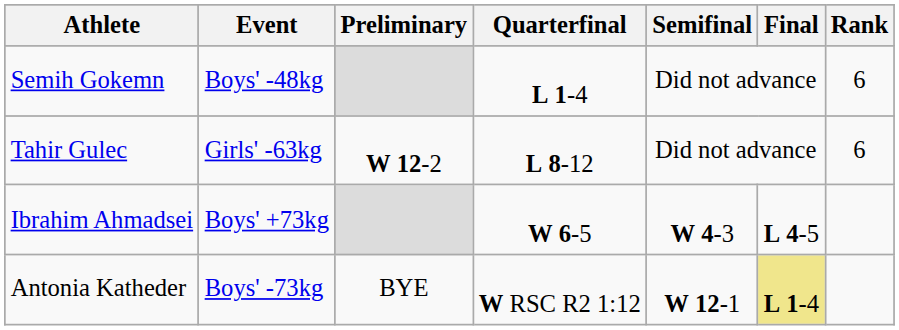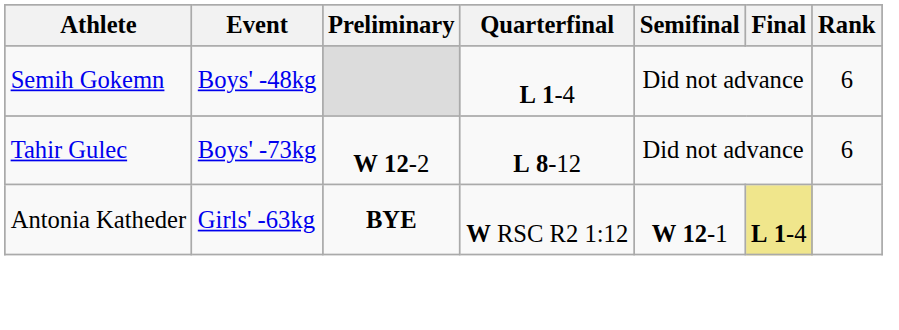(263, 150) Girls' -63kg -> (257, 150) Boys' -73kg
- row: (102, 219)
(264, 289) Boys' -73kg -> (256, 219) Girls' -63kg
(404, 289) normal -> (391, 219) bold
